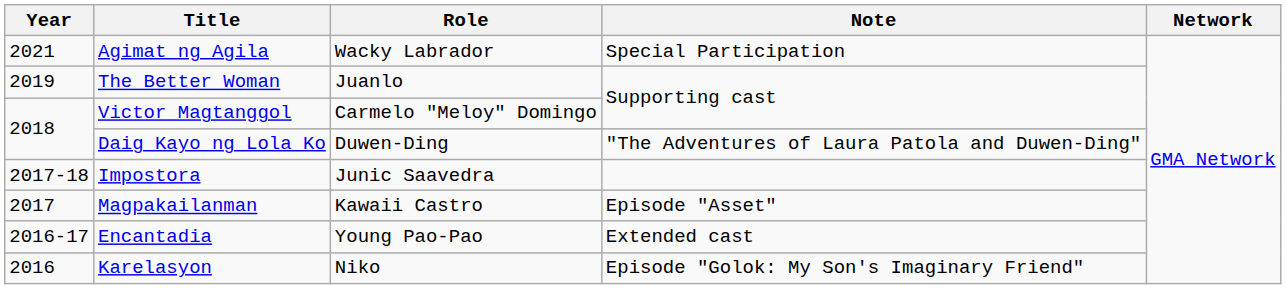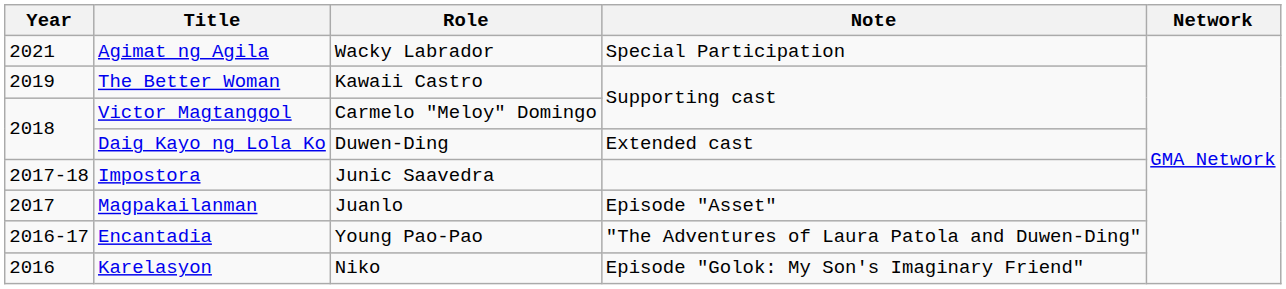(369, 82) Juanlo -> (409, 82) Kawaii Castro
(874, 144) "The Adventures of Laura Patola and Duwen-Ding" -> (680, 144) Extended cast
(409, 206) Kawaii Castro -> (369, 206) Juanlo
(680, 237) Extended cast -> (874, 237) "The Adventures of Laura Patola and Duwen-Ding"
